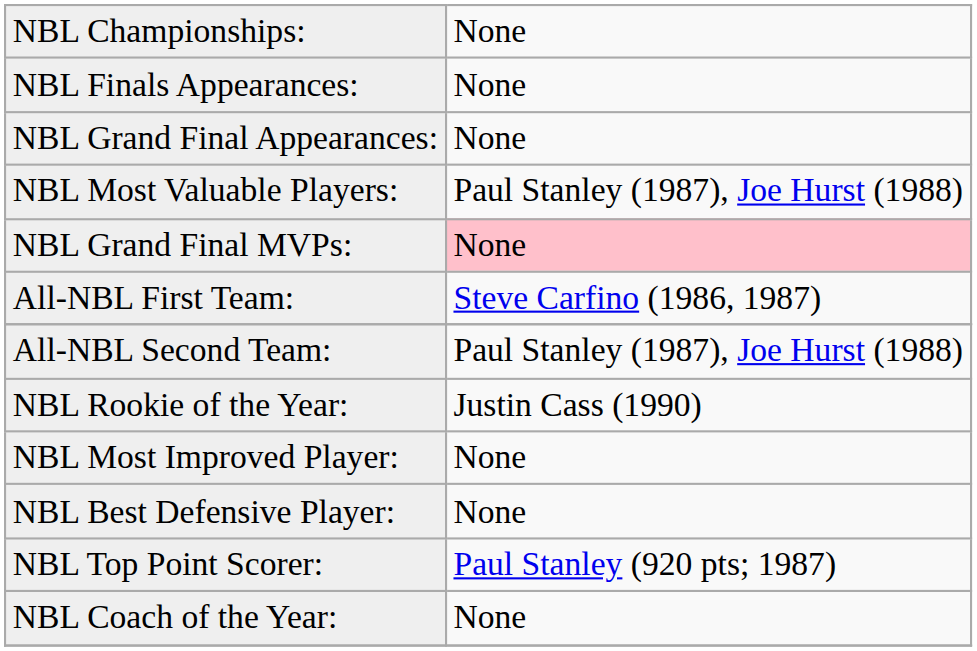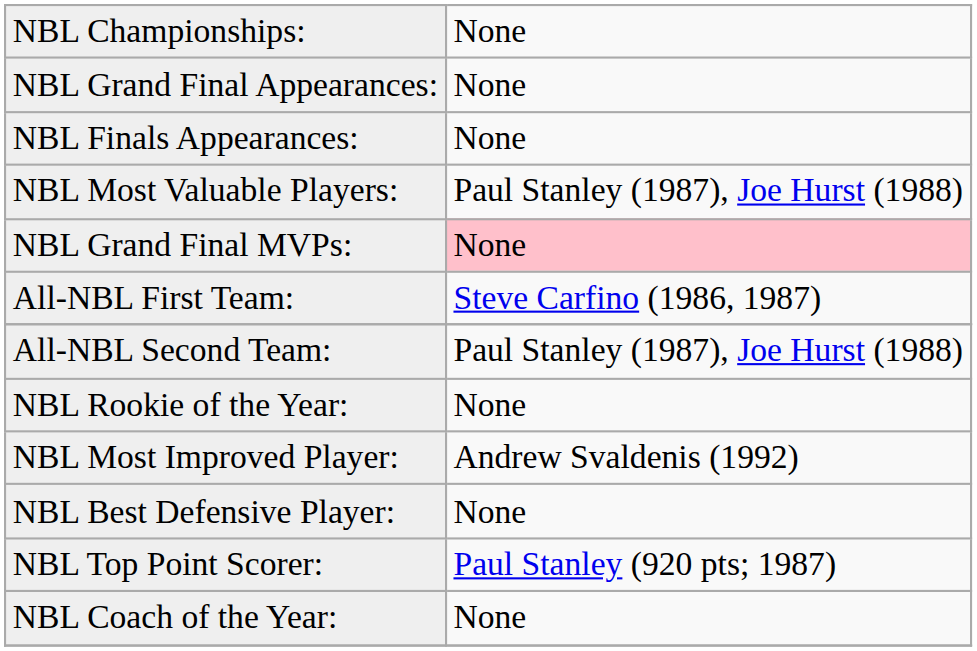rows swapped: (186, 84) <-> (225, 137)
(578, 404) Justin Cass (1990) -> (490, 404) None
(490, 457) None -> (626, 457) Andrew Svaldenis (1992)
